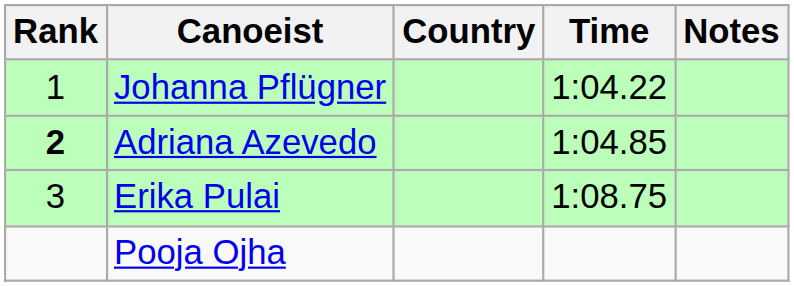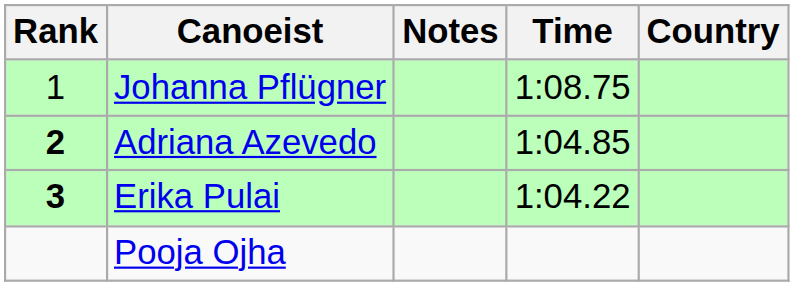columns swapped: (469, 32) <-> (731, 32)
(609, 87) 1:04.22 -> (573, 87) 1:08.75
(56, 197) normal -> (56, 197) bold
(609, 197) 1:08.75 -> (573, 197) 1:04.22
